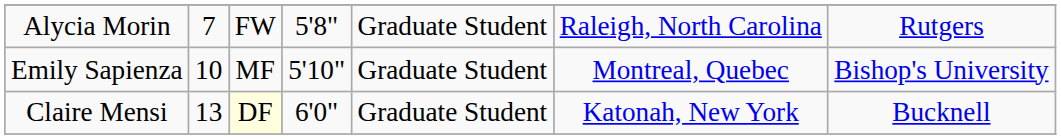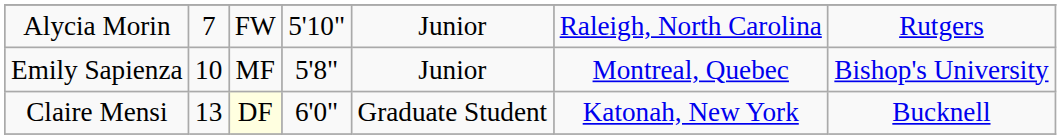(317, 26) 5'8" -> (317, 26) 5'10"
(452, 26) Graduate Student -> (452, 26) Junior
(317, 69) 5'10" -> (317, 69) 5'8"
(452, 69) Graduate Student -> (452, 69) Junior
